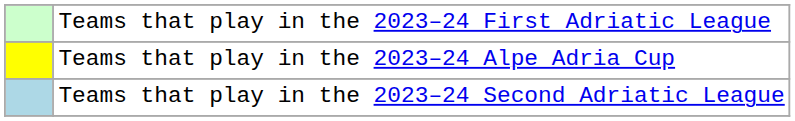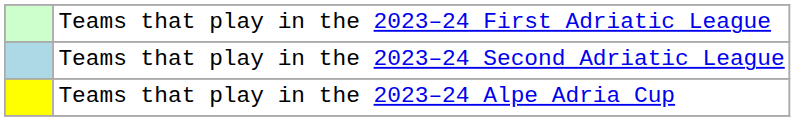rows swapped: (422, 97) <-> (367, 61)
